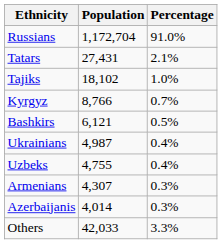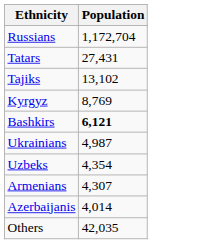- column: (182, 15)
(100, 79) 18,102 -> (100, 79) 13,102
(97, 100) 8,766 -> (97, 100) 8,769
(97, 121) normal -> (97, 121) bold
(97, 164) 4,755 -> (97, 164) 4,354
(100, 228) 42,033 -> (100, 228) 42,035
